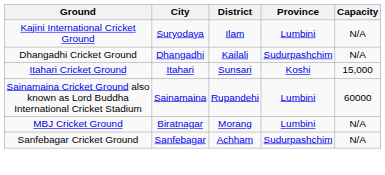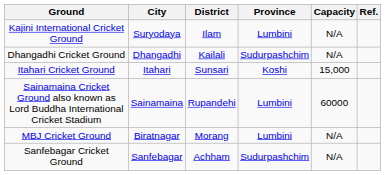+ column: (369, 12)
